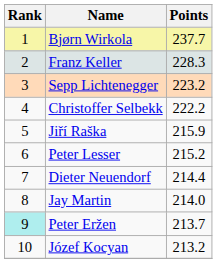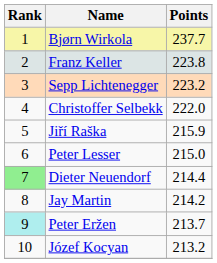(189, 62) 228.3 -> (189, 62) 223.8
(189, 108) 222.2 -> (189, 108) 222.0
(189, 154) 215.2 -> (189, 154) 215.0
(25, 177) no background -> (25, 177) lightgreen background
(189, 200) 214.0 -> (189, 200) 214.2
